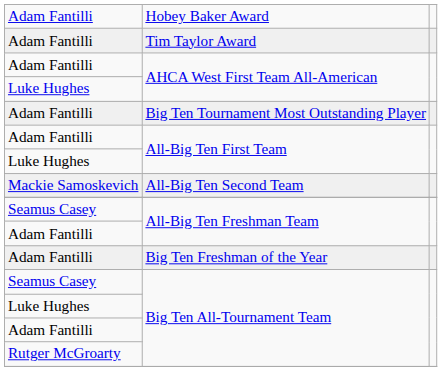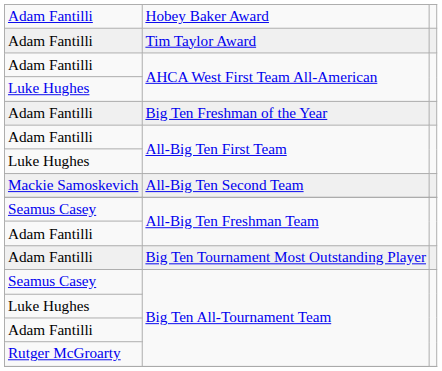rows swapped: (50, 257) <-> (50, 112)
